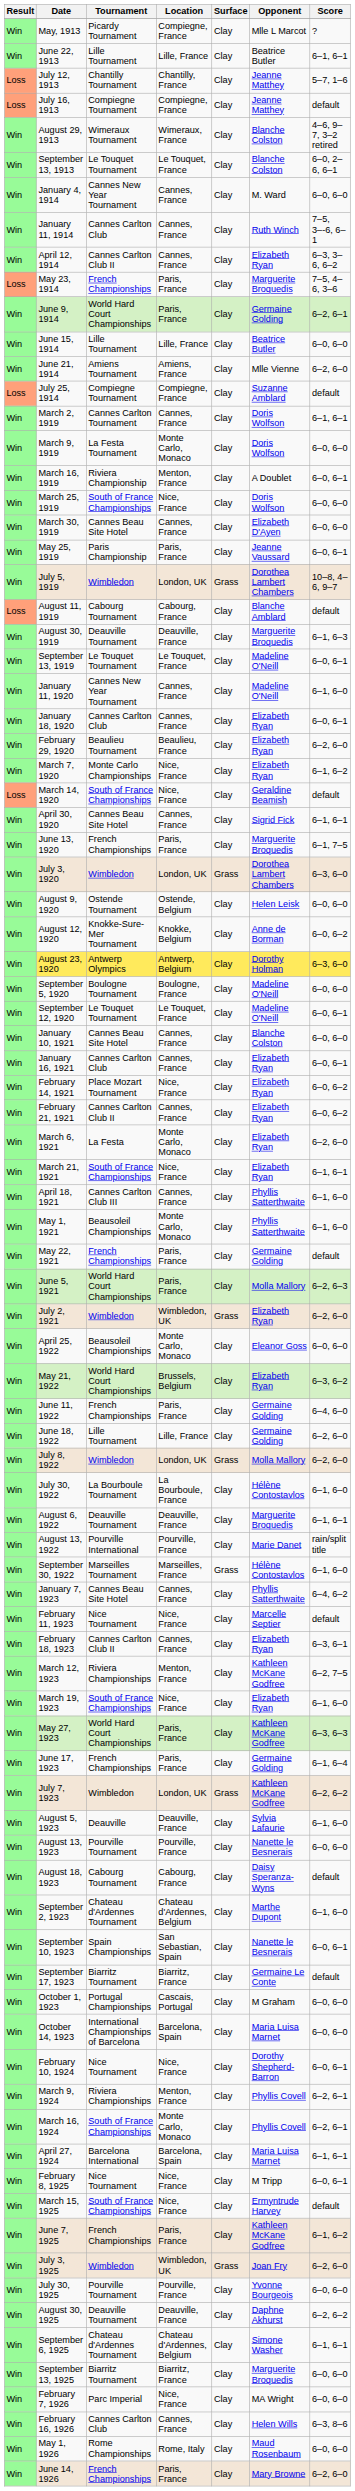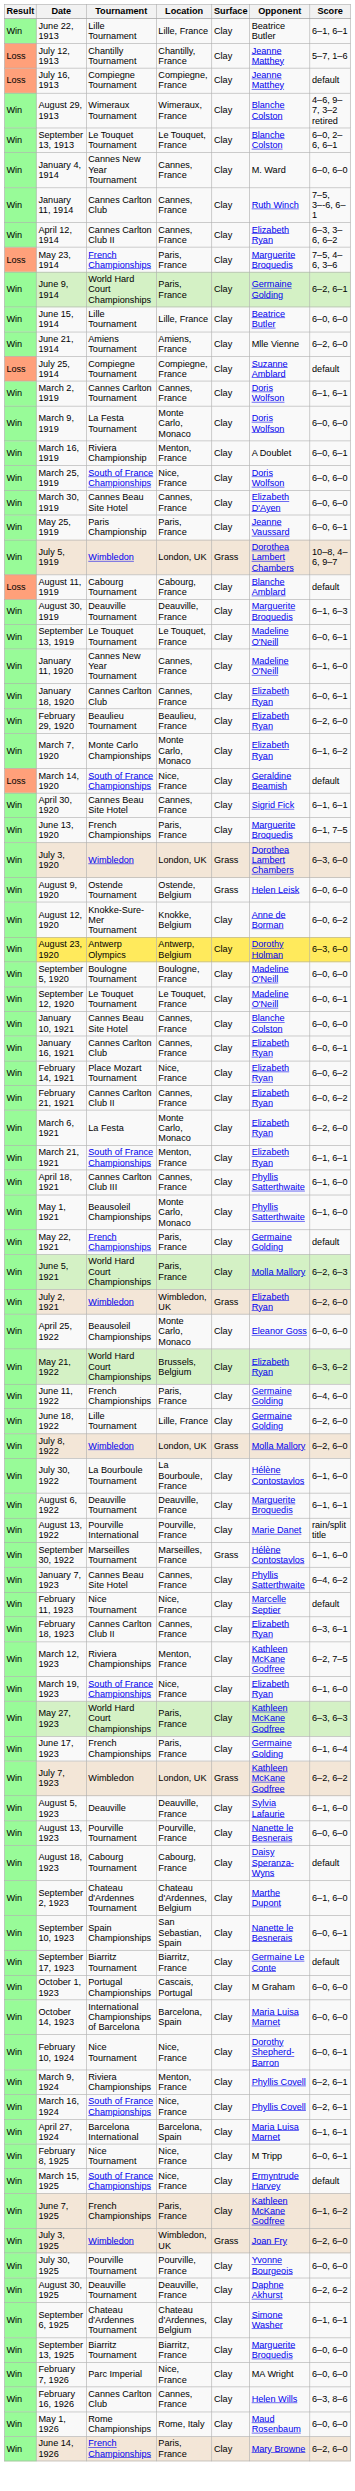- row: (59, 31)
(173, 770) Nice, France -> (175, 751) Monte Carlo, Monaco
(223, 904) Clay -> (226, 890) Grass
(173, 1172) Nice, France -> (175, 1157) Menton, France
(175, 2126) Monte Carlo, Monaco -> (173, 2107) Nice, France
